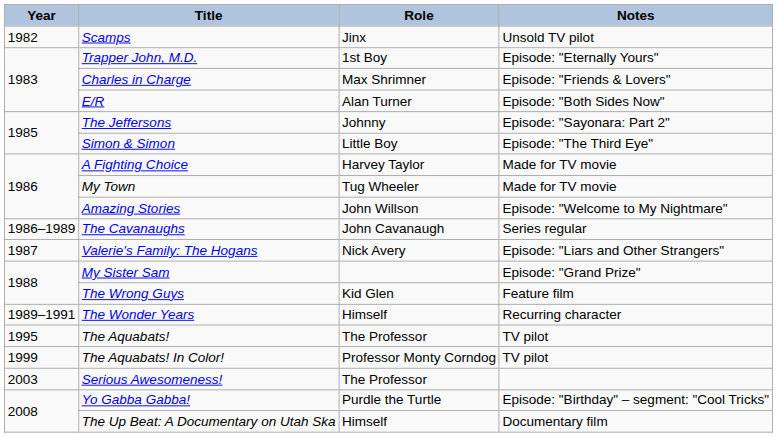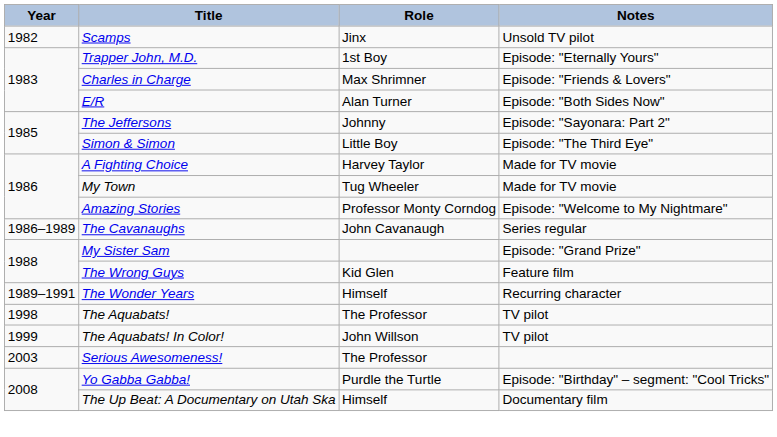(380, 208) John Willson -> (419, 208) Professor Monty Corndog
- row: (170, 251)
(23, 336) 1995 -> (23, 315) 1998
(419, 358) Professor Monty Corndog -> (380, 336) John Willson
